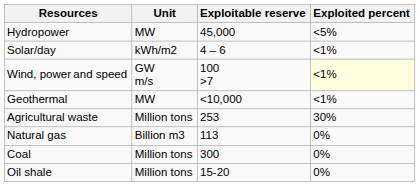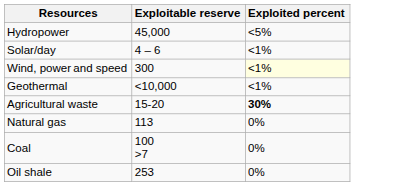- column: (165, 13)
(211, 74) 100 >7 -> (146, 68) 300
(211, 117) 253 -> (151, 104) 15-20
(326, 117) normal -> (261, 104) bold
(211, 154) 300 -> (146, 148) 100 >7
(216, 172) 15-20 -> (146, 172) 253
